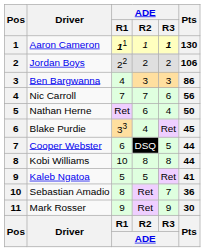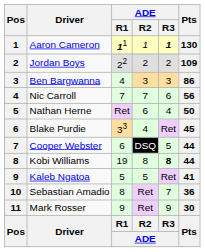(189, 63) 106 -> (189, 63) 109
(122, 160) 10 -> (122, 160) 19
(168, 160) normal -> (168, 160) bold
